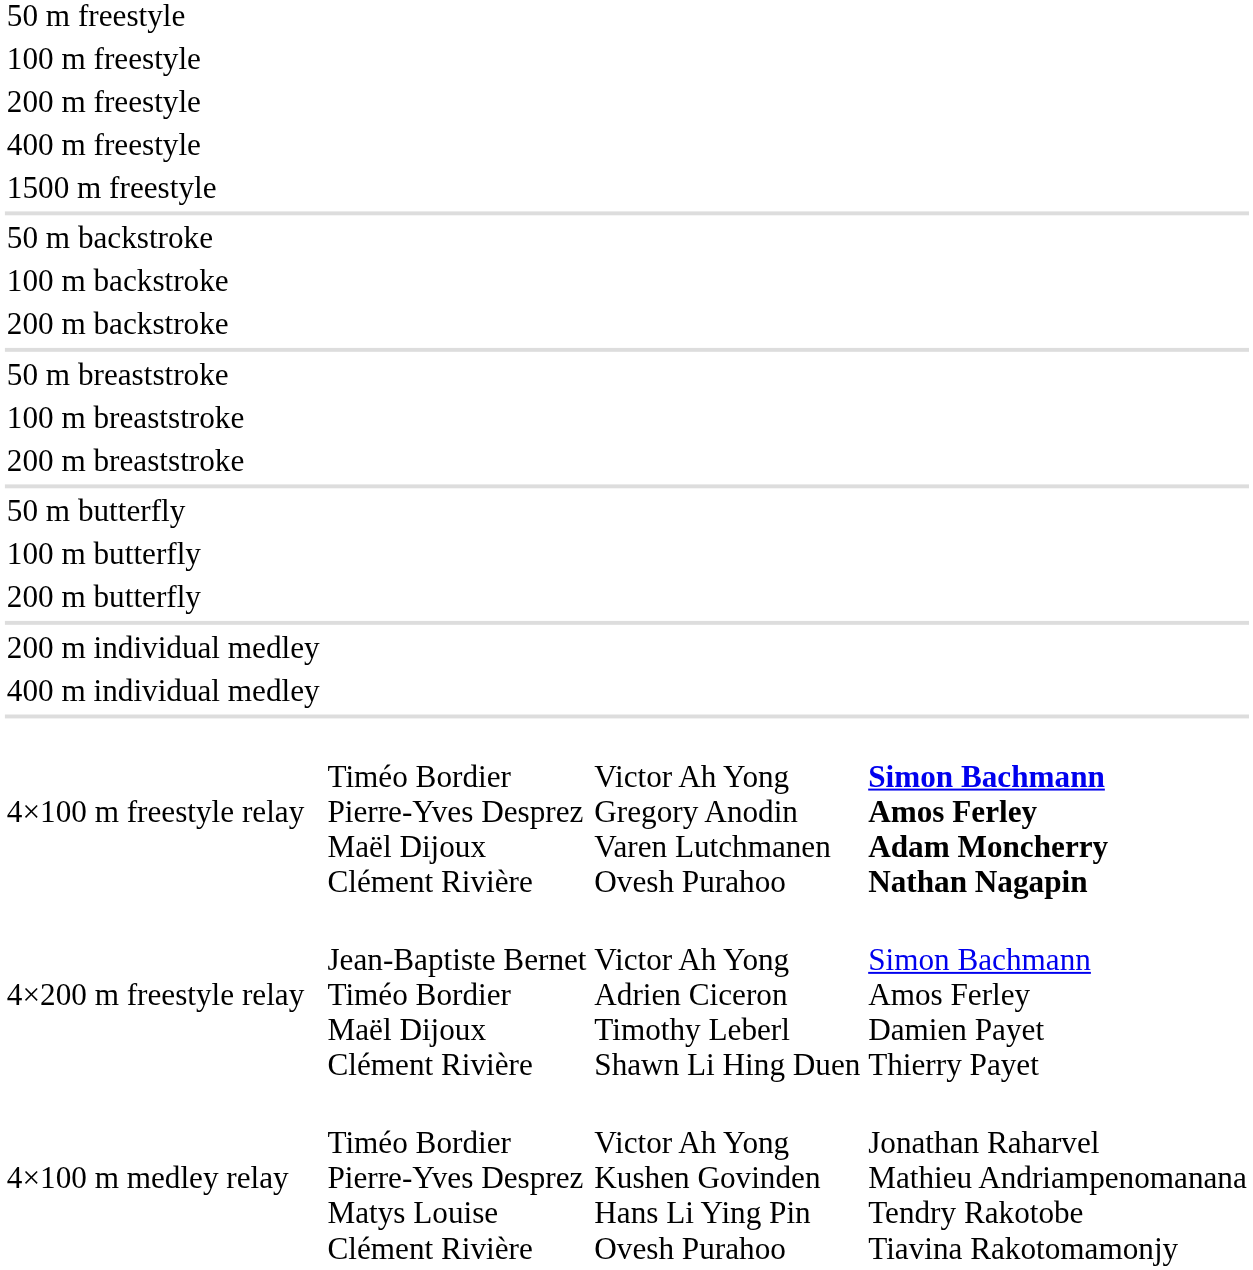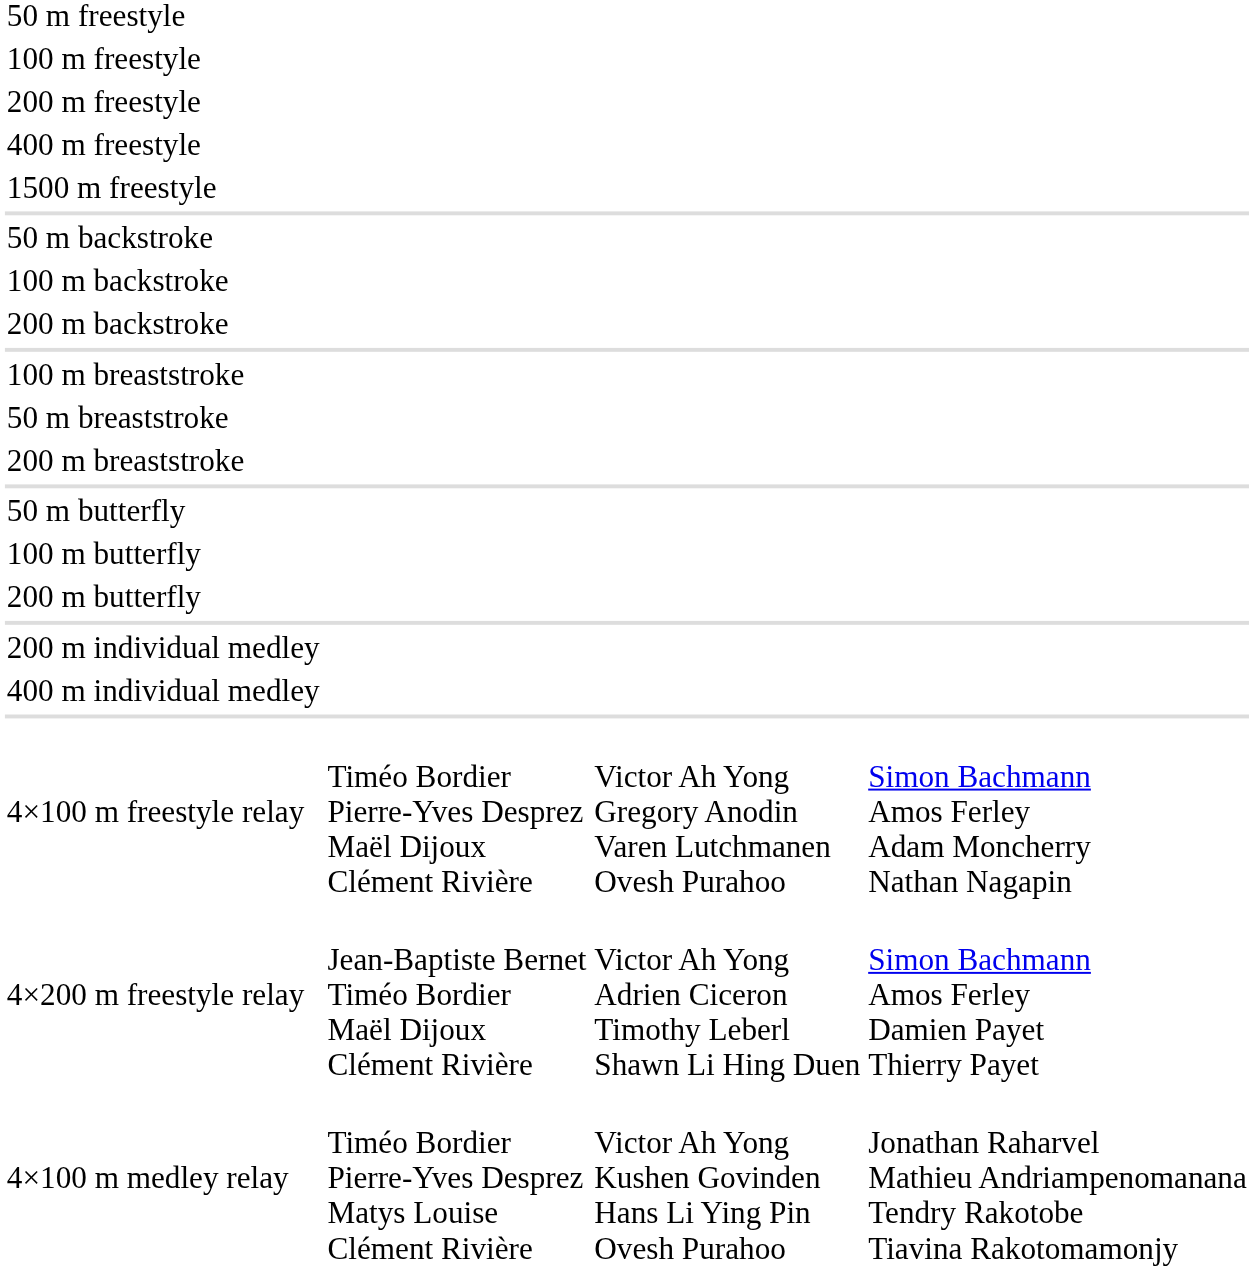rows swapped: (118, 374) <-> (126, 417)
(988, 829) bold -> (980, 829) normal
